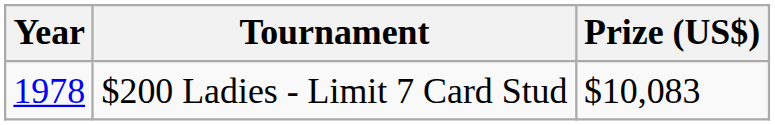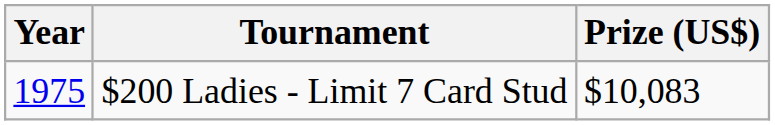(49, 89) 1978 -> (49, 89) 1975
